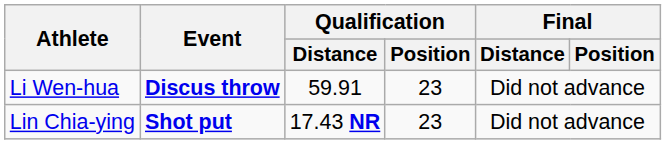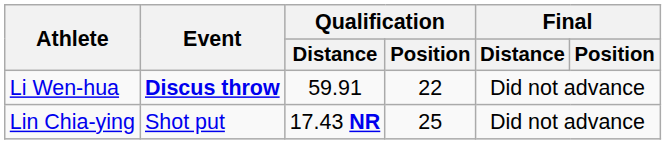(430, 88) 23 -> (430, 88) 22
(188, 122) bold -> (185, 122) normal
(430, 122) 23 -> (430, 122) 25
